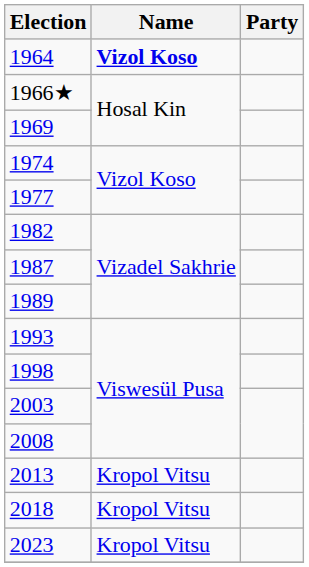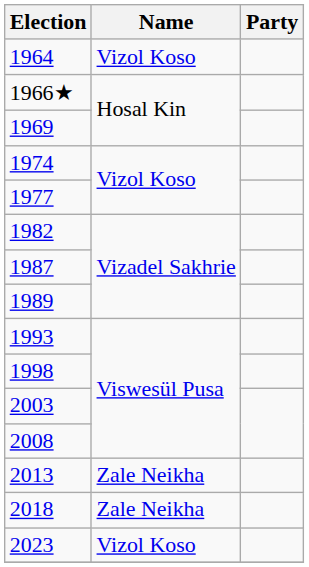(147, 56) bold -> (146, 56) normal
(153, 475) Kropol Vitsu -> (150, 475) Zale Neikha
(153, 509) Kropol Vitsu -> (150, 509) Zale Neikha
(153, 544) Kropol Vitsu -> (146, 544) Vizol Koso
